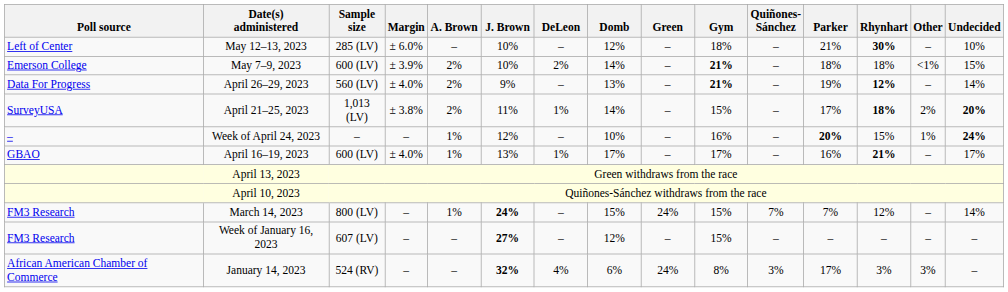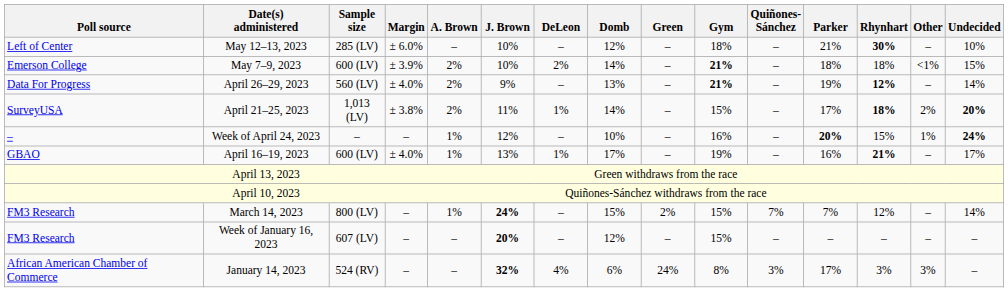(721, 155) 17% -> (721, 155) 19%
(668, 212) 24% -> (668, 212) 2%
(508, 238) 27% -> (508, 238) 20%
